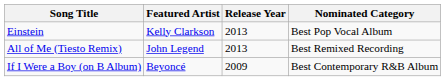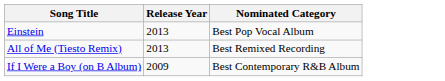- column: (183, 13)
